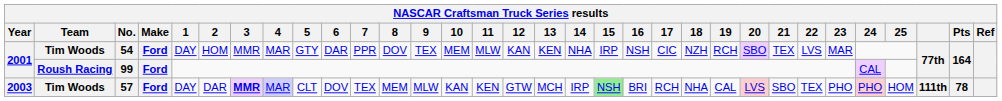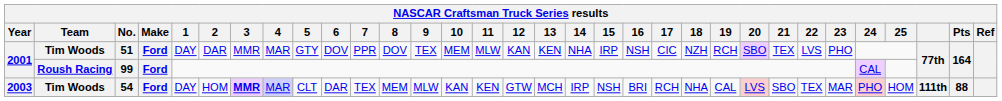(127, 50) 54 -> (127, 50) 51
(215, 50) HOM -> (215, 50) DAR
(336, 50) DAR -> (336, 50) DOV
(840, 50) MAR -> (840, 50) PHO
(127, 87) 57 -> (127, 87) 54
(215, 87) DAR -> (215, 87) HOM
(336, 87) DOV -> (336, 87) DAR
(609, 87) lightgreen background -> (609, 87) no background
(840, 87) PHO -> (840, 87) MAR
(962, 87) 78 -> (962, 87) 88
